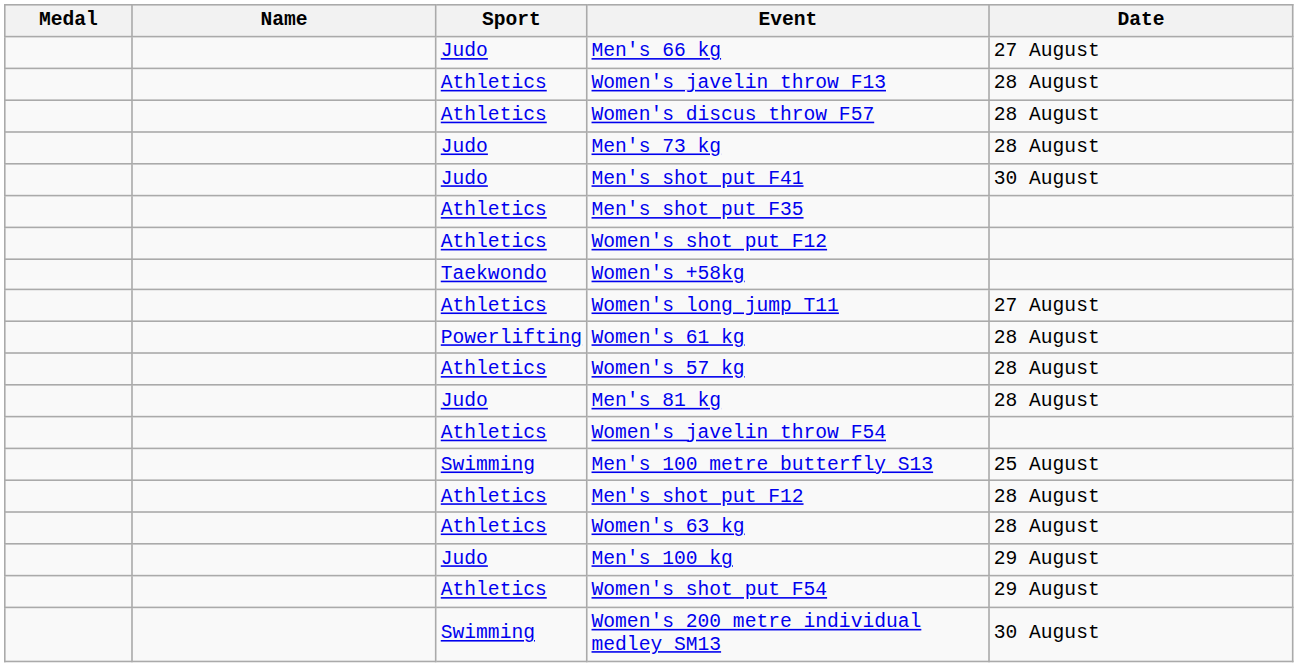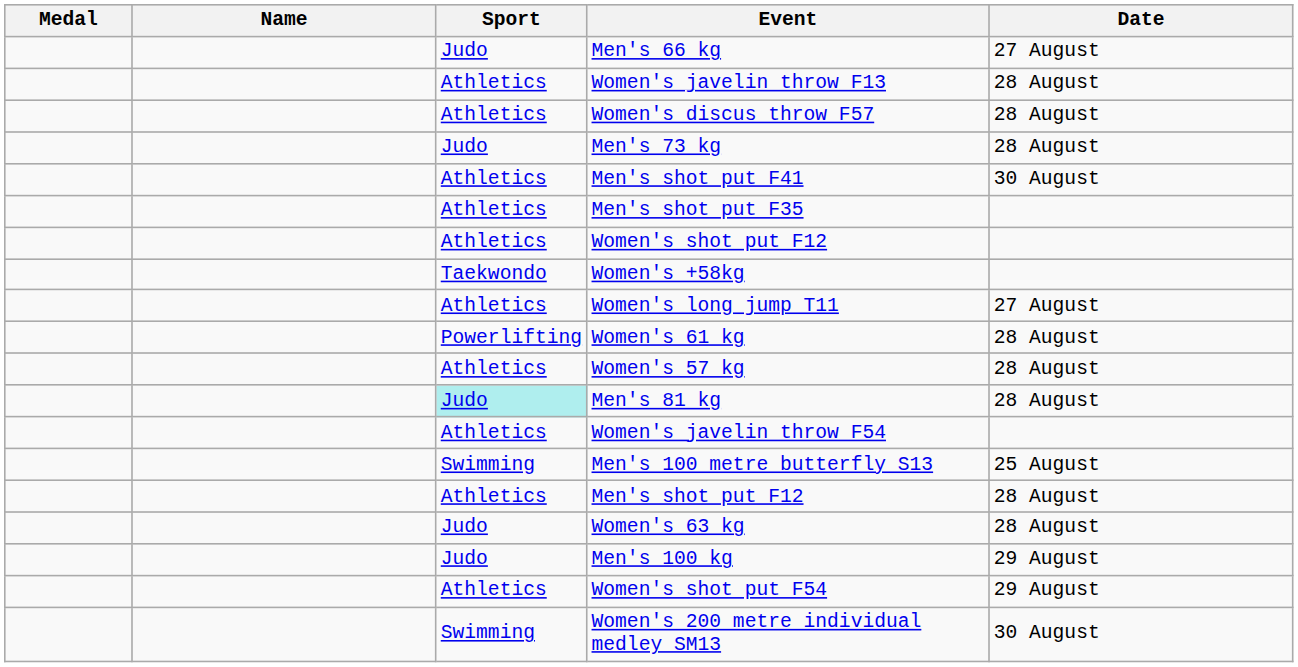(464, 179) Judo -> (494, 179) Athletics
(464, 401) no background -> (464, 401) paleturquoise background
(494, 528) Athletics -> (464, 528) Judo
